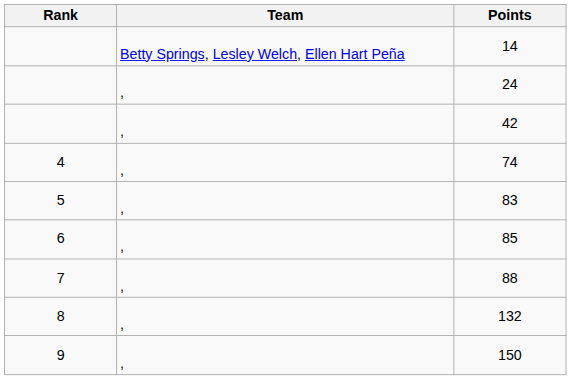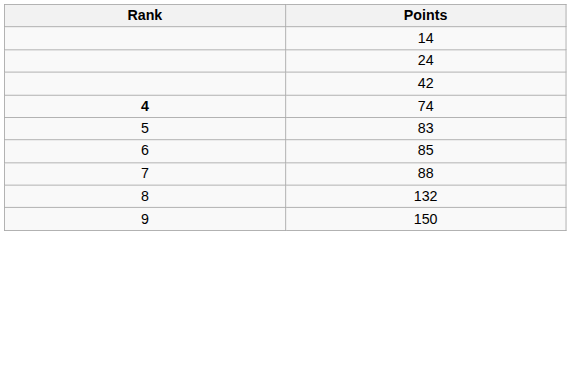- column: (285, 15)
(61, 162) normal -> (145, 106) bold
